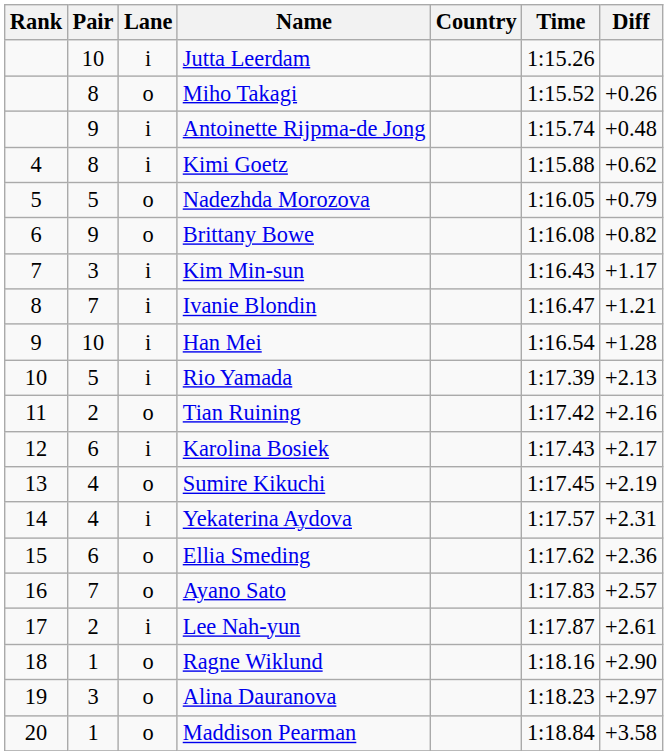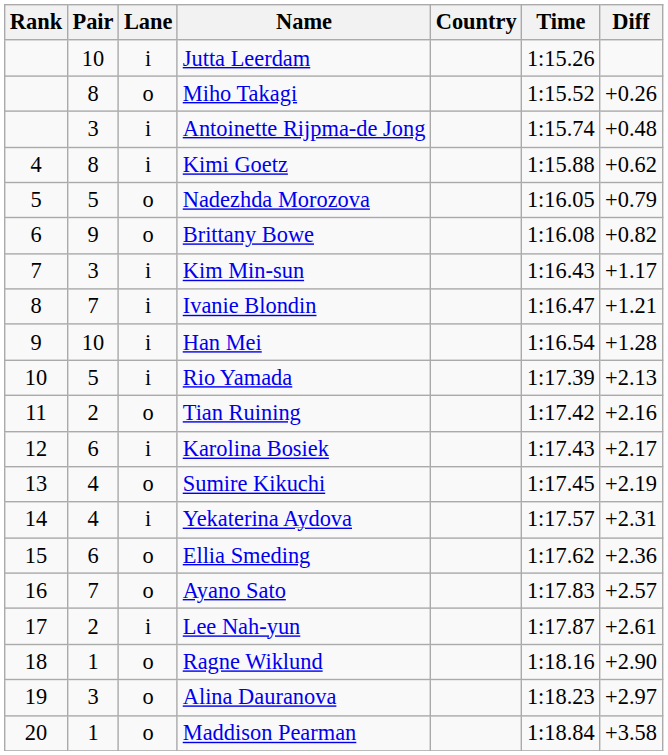(93, 128) 9 -> (93, 128) 3
